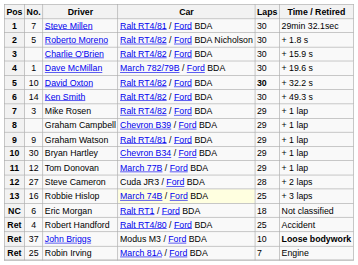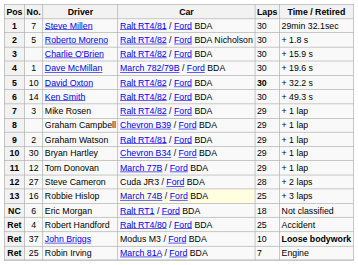(34, 139) 9 -> (34, 139) 2
